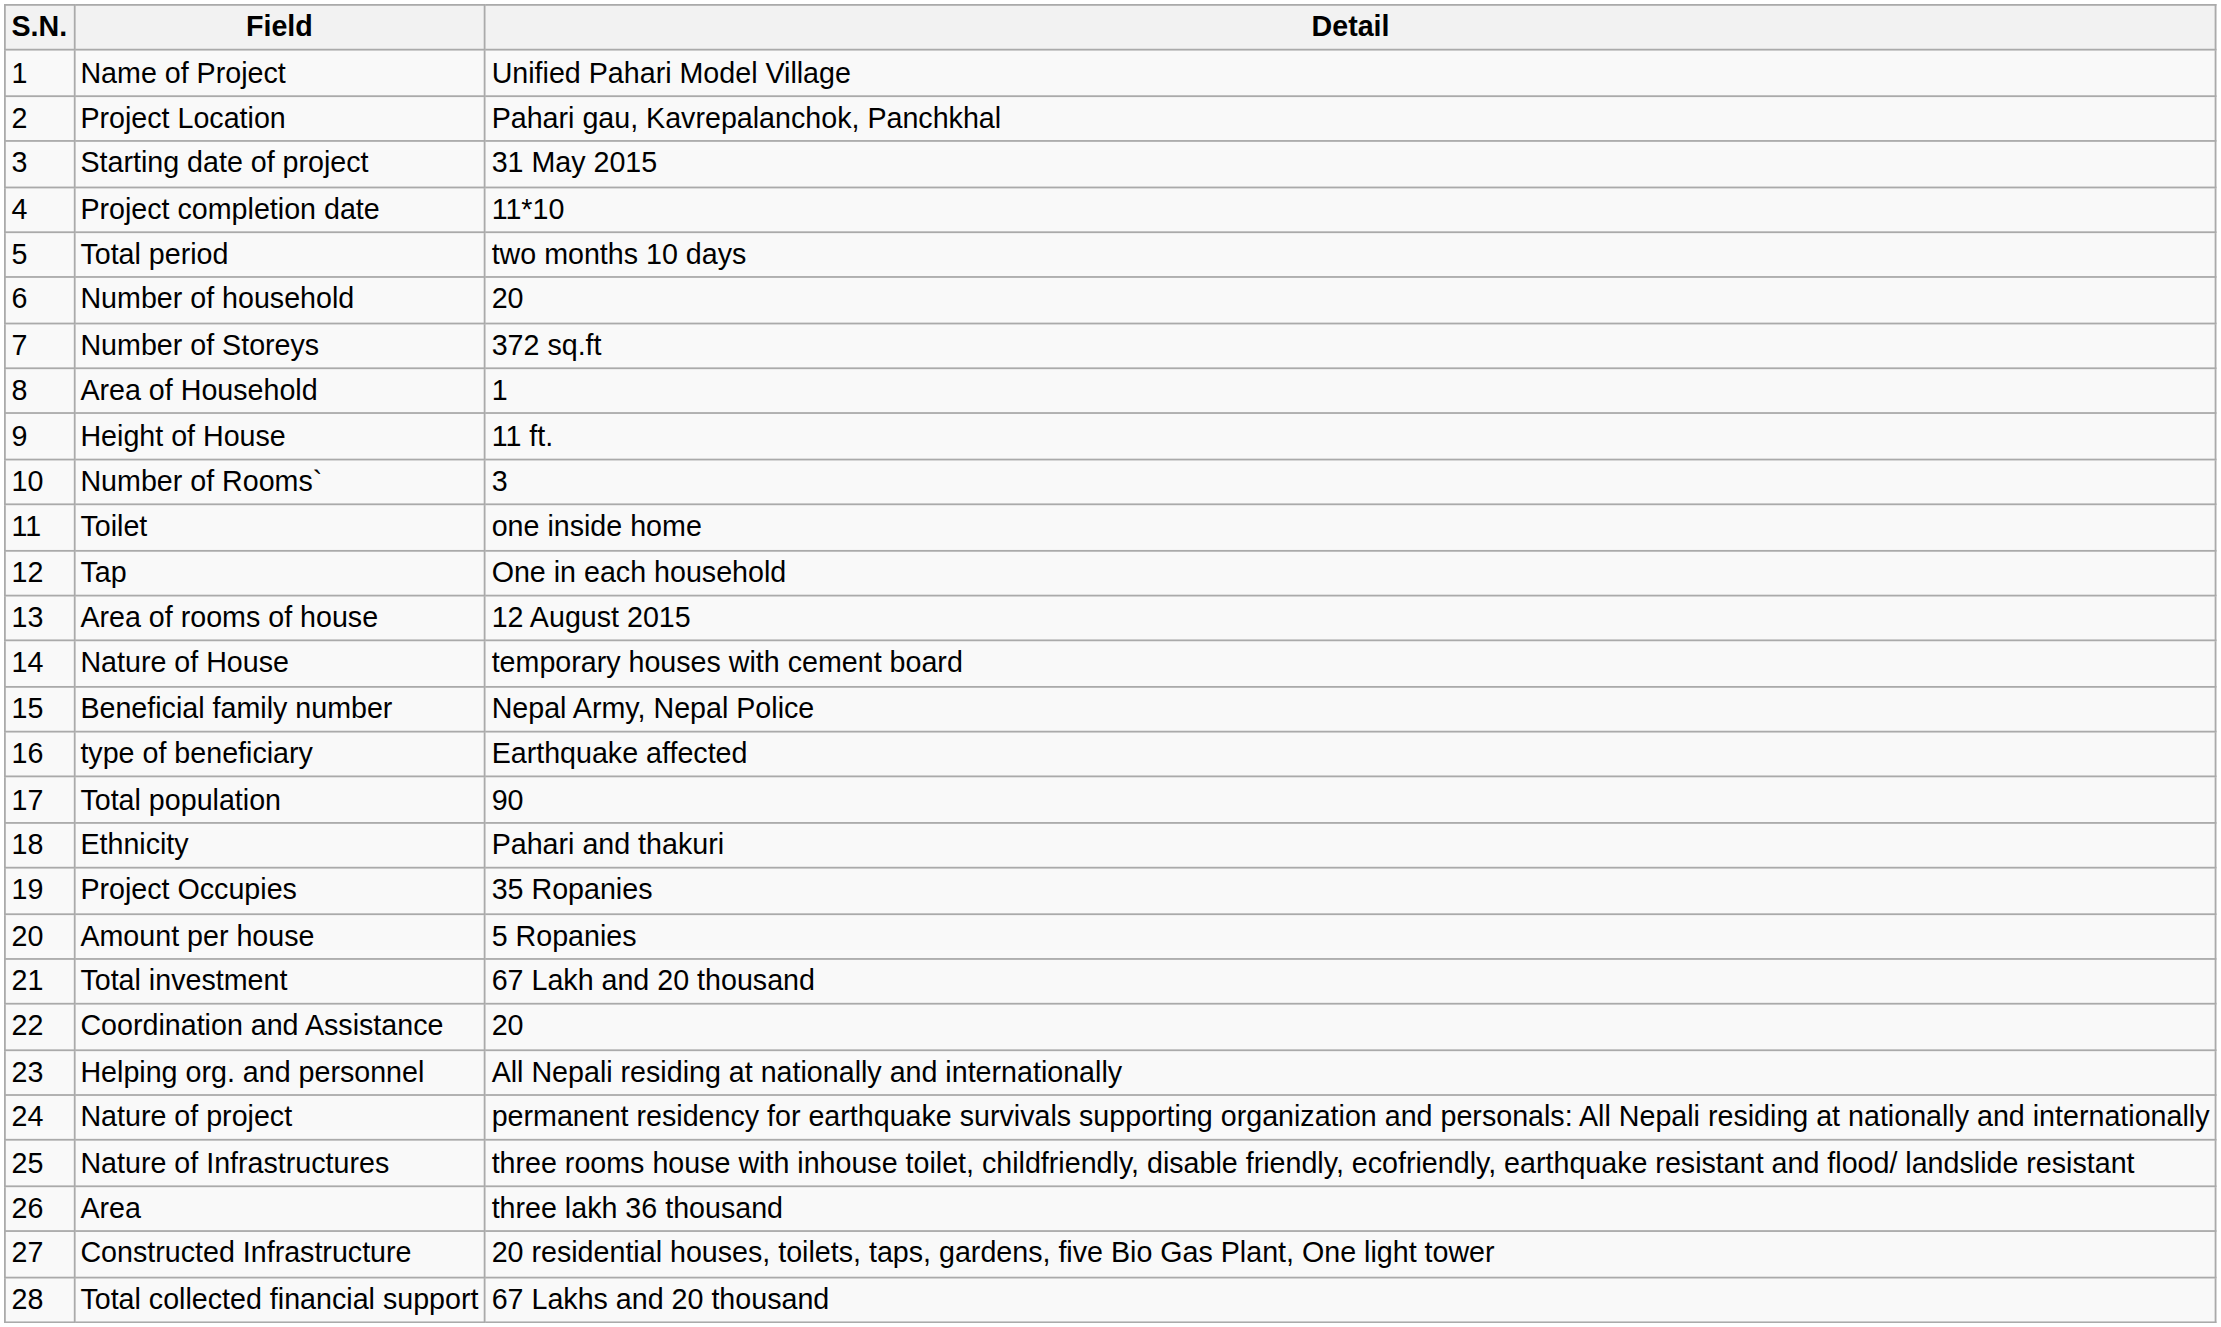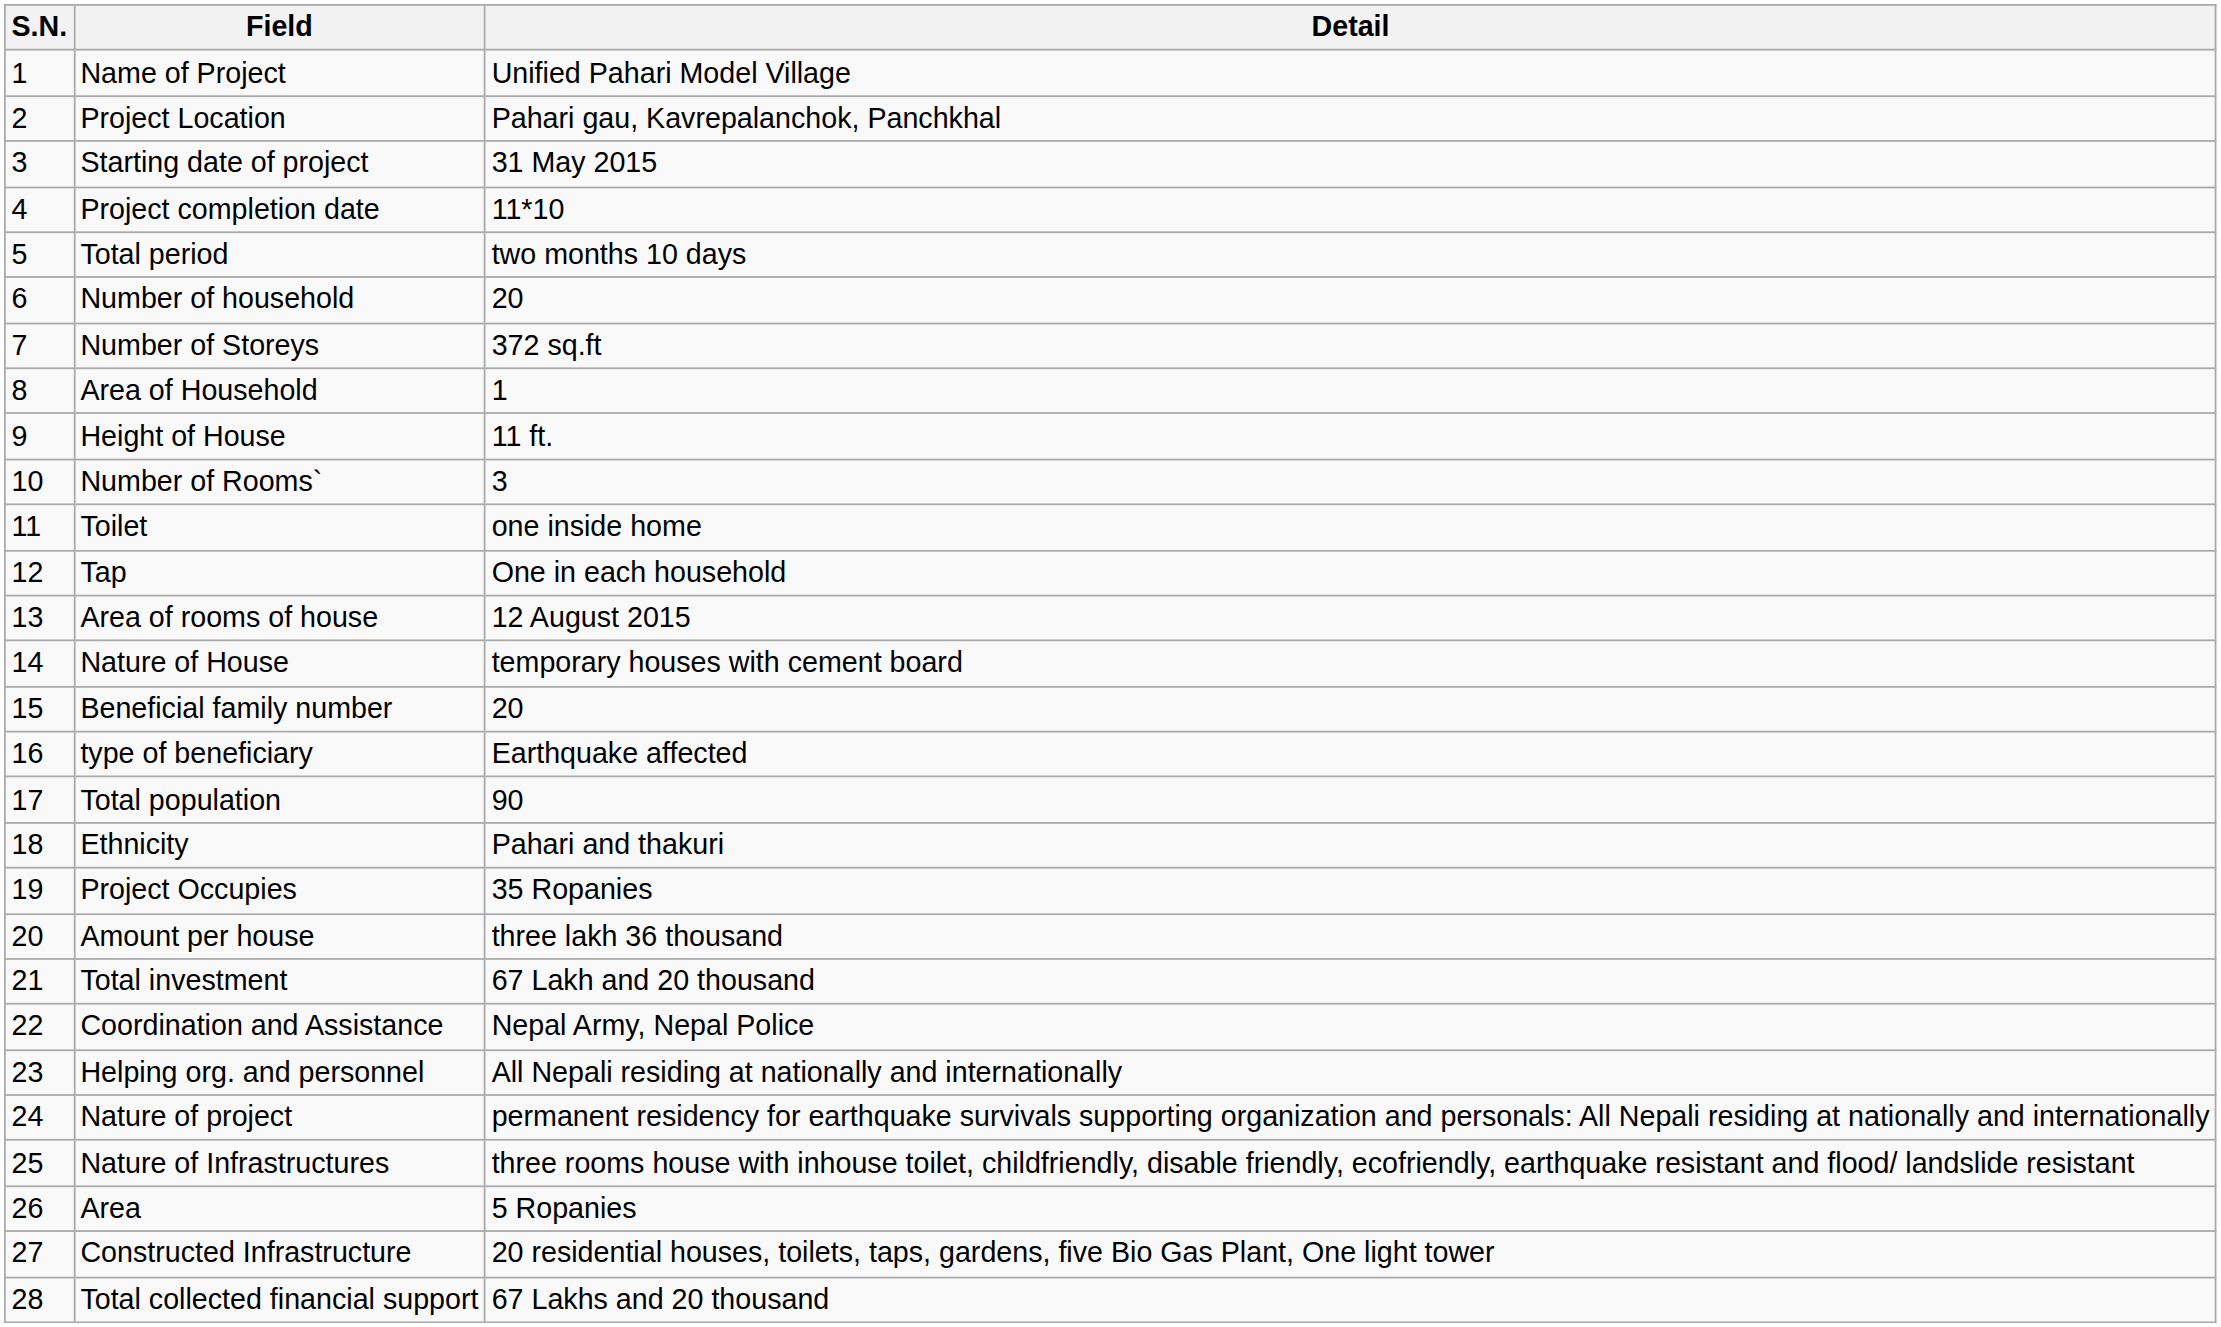(653, 708) Nepal Army, Nepal Police -> (508, 708) 20
(564, 935) 5 Ropanies -> (637, 935) three lakh 36 thousand
(508, 1026) 20 -> (653, 1026) Nepal Army, Nepal Police
(637, 1208) three lakh 36 thousand -> (564, 1208) 5 Ropanies
